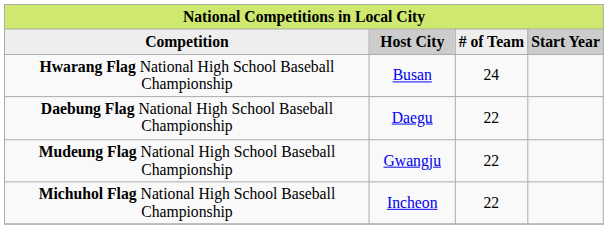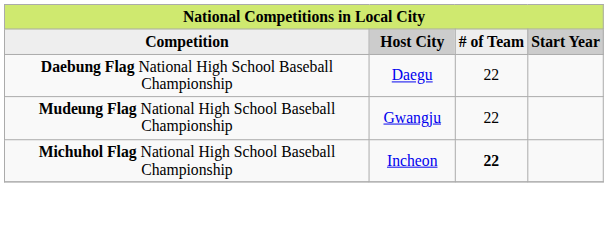- row: (187, 75)
(491, 203) normal -> (491, 160) bold
